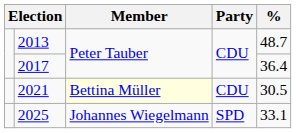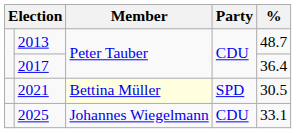(232, 90) CDU -> (230, 90) SPD
(230, 115) SPD -> (232, 115) CDU
